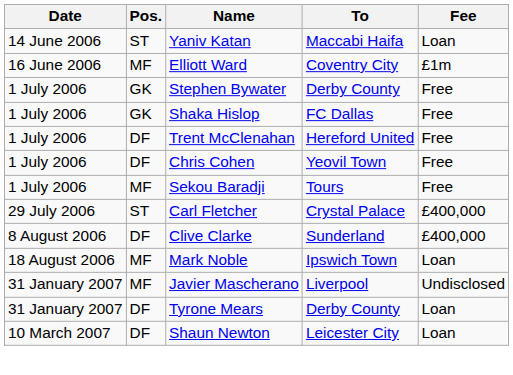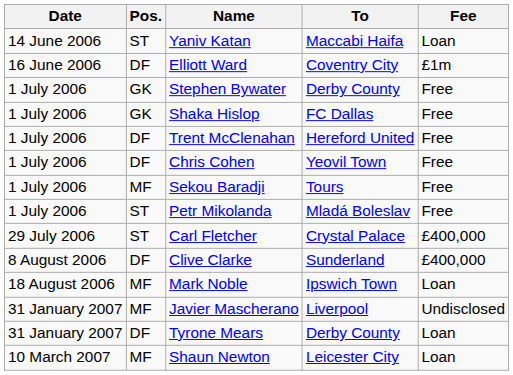(141, 65) MF -> (140, 65) DF
+ row: (220, 211)
(140, 333) DF -> (141, 357) MF
